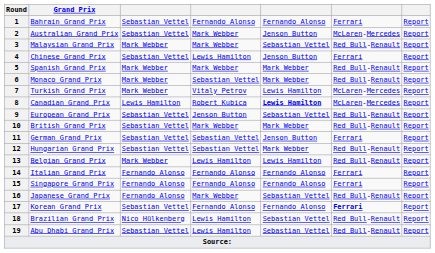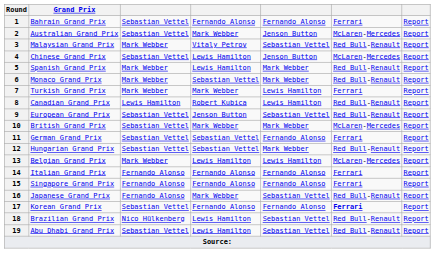(215, 45) Mark Webber -> (219, 45) Vitaly Petrov
(348, 57) Ferrari -> (367, 57) McLaren-Mercedes
(215, 68) Mark Webber -> (222, 68) Lewis Hamilton
(219, 91) Vitaly Petrov -> (215, 91) Mark Webber
(367, 91) McLaren-Mercedes -> (348, 91) Ferrari
(292, 103) bold -> (292, 103) normal
(367, 103) McLaren-Mercedes -> (367, 103) Red Bull-Renault
(367, 126) Red Bull-Renault -> (367, 126) McLaren-Mercedes
(290, 138) Jenson Button -> (294, 138) Fernando Alonso
(367, 161) Red Bull-Renault -> (367, 161) McLaren-Mercedes
